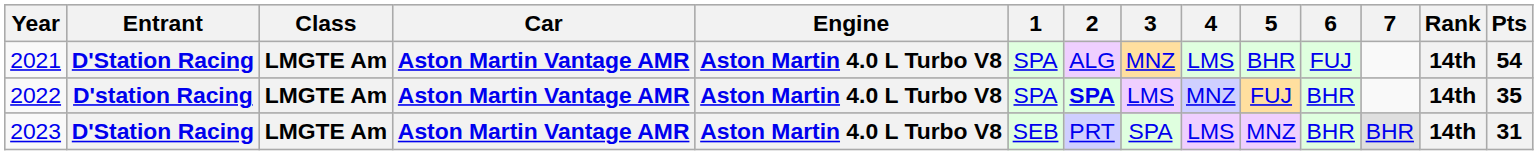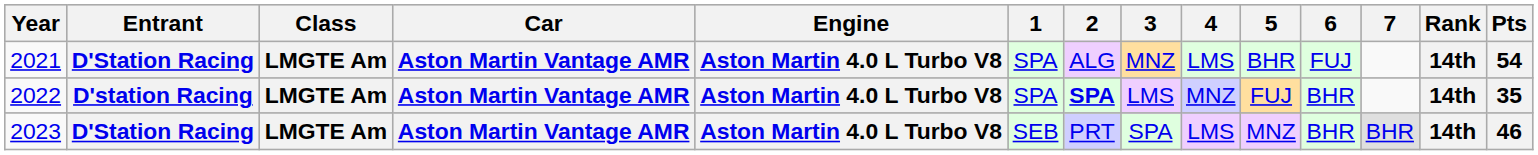(1509, 132) 31 -> (1509, 132) 46
